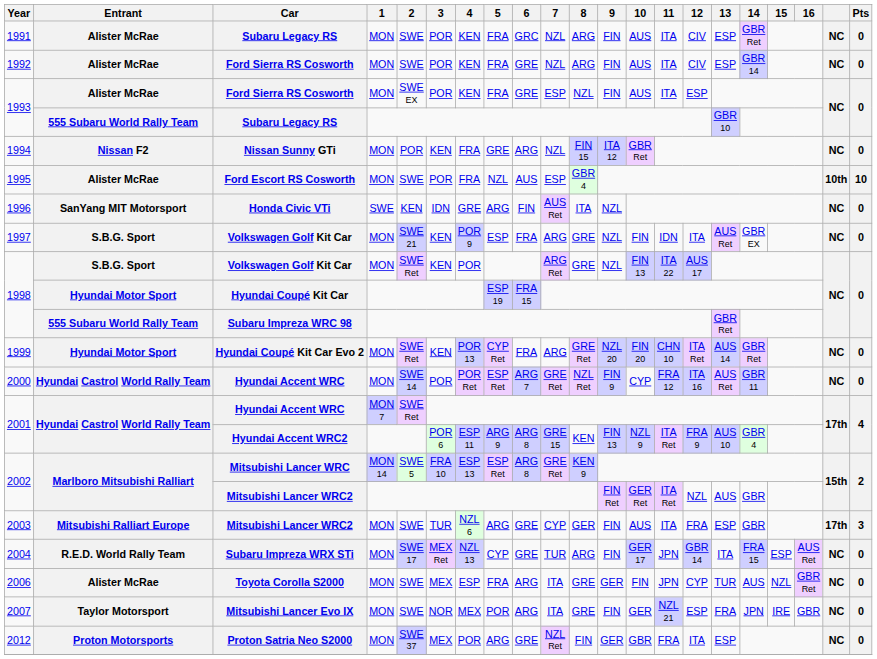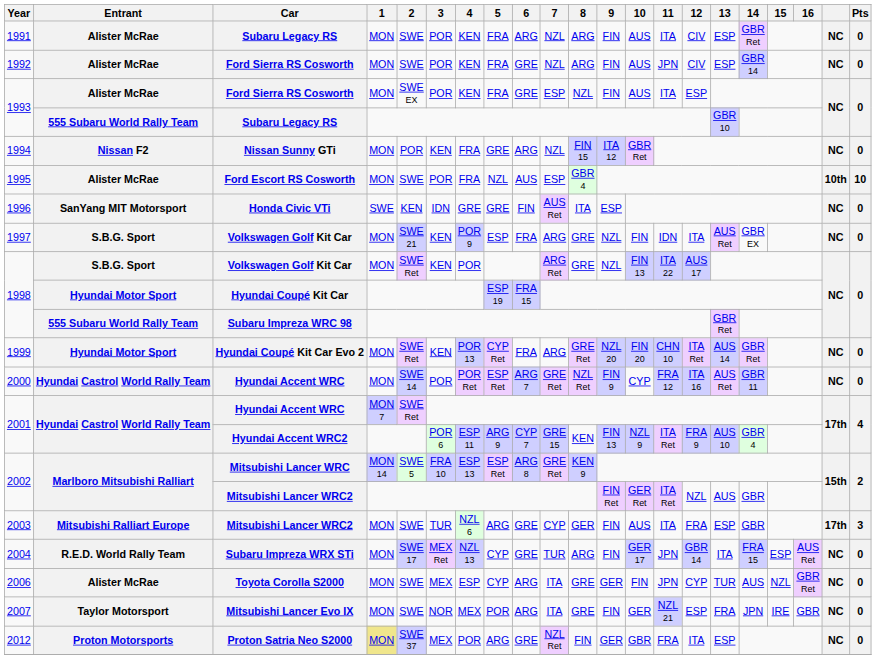(526, 35) GRC -> (526, 35) ARG
(669, 64) ITA -> (668, 64) JPN
(498, 208) ARG -> (498, 208) GRE
(612, 208) NZL -> (611, 208) ESP
(526, 438) ARG 8 -> (526, 438) CYP 7
(498, 582) FRA -> (498, 582) CYP
(382, 640) no background -> (382, 640) khaki background
